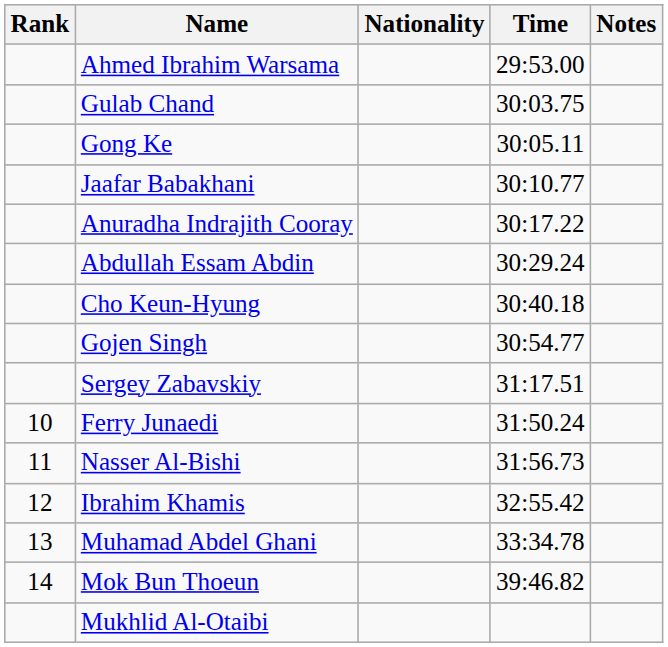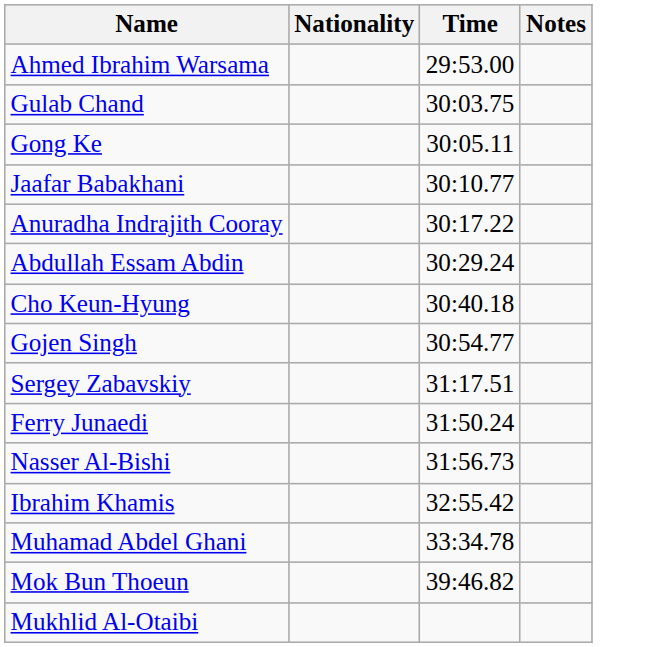- column: (40, 24)
